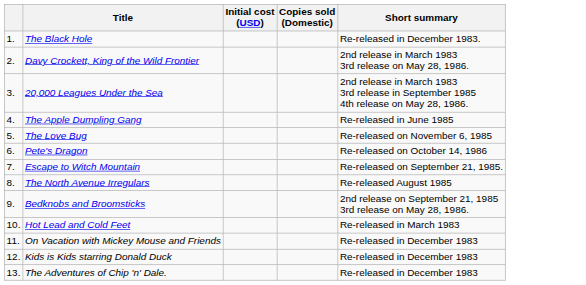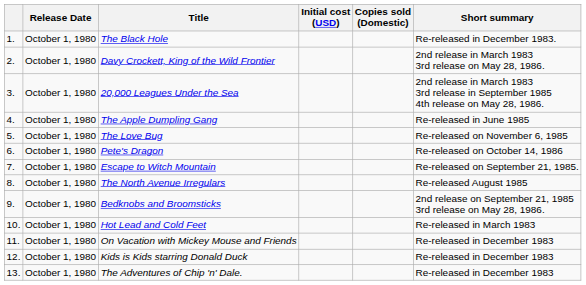+ column: (61, 17)
